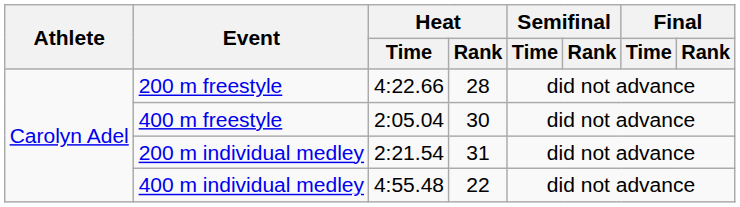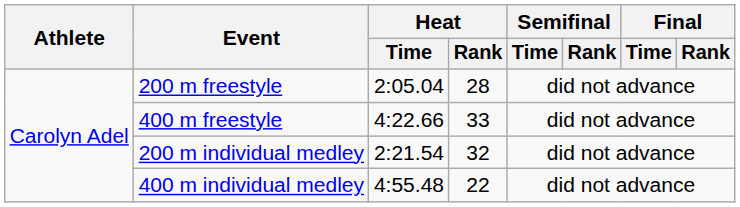(409, 86) 4:22.66 -> (409, 86) 2:05.04
(409, 120) 2:05.04 -> (409, 120) 4:22.66
(478, 120) 30 -> (478, 120) 33
(478, 153) 31 -> (478, 153) 32
